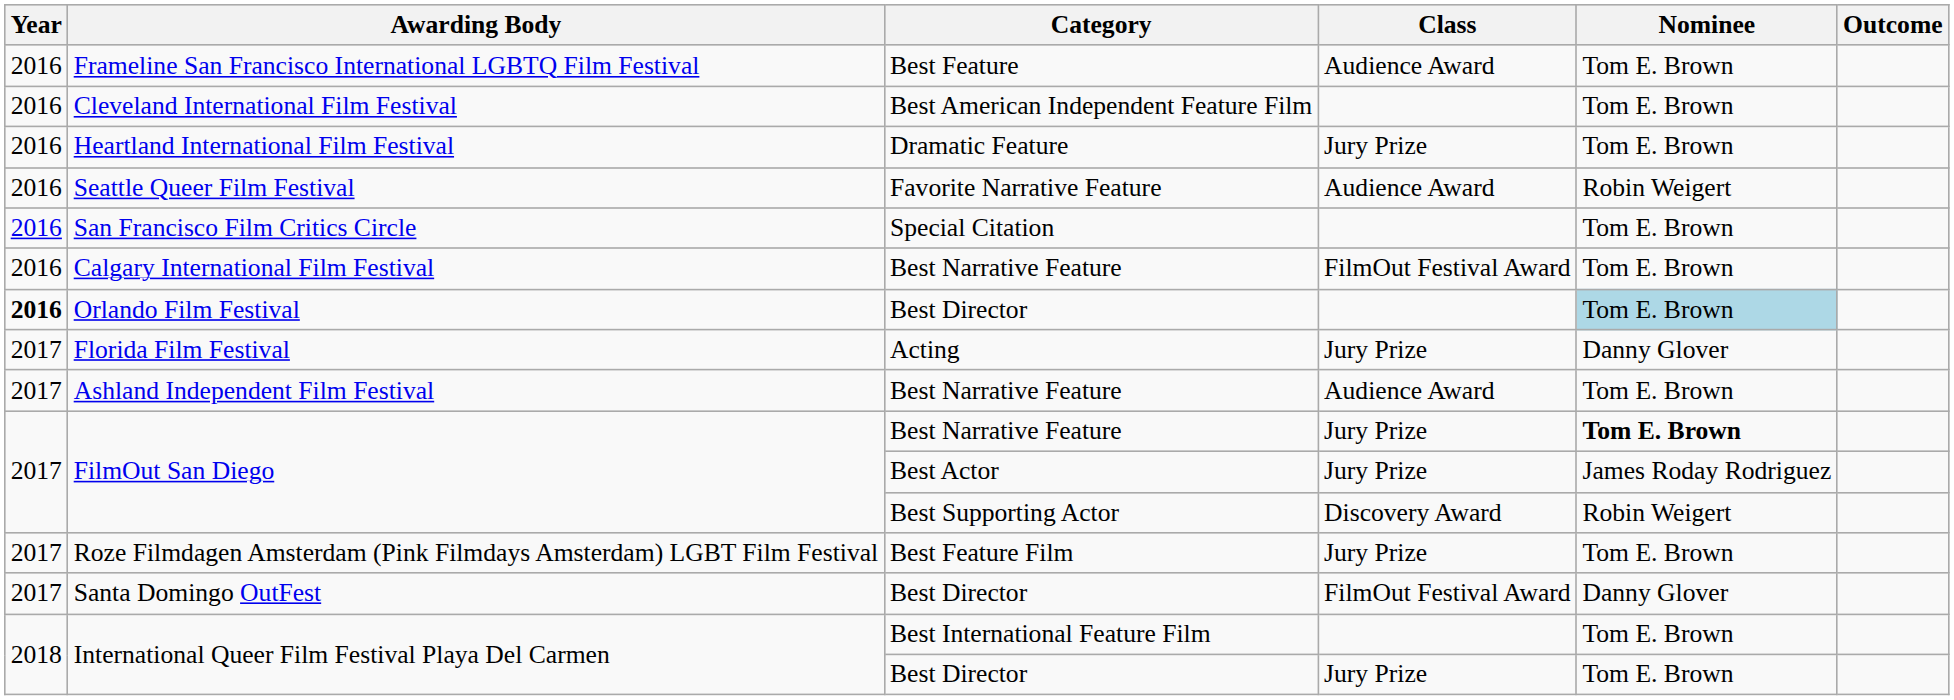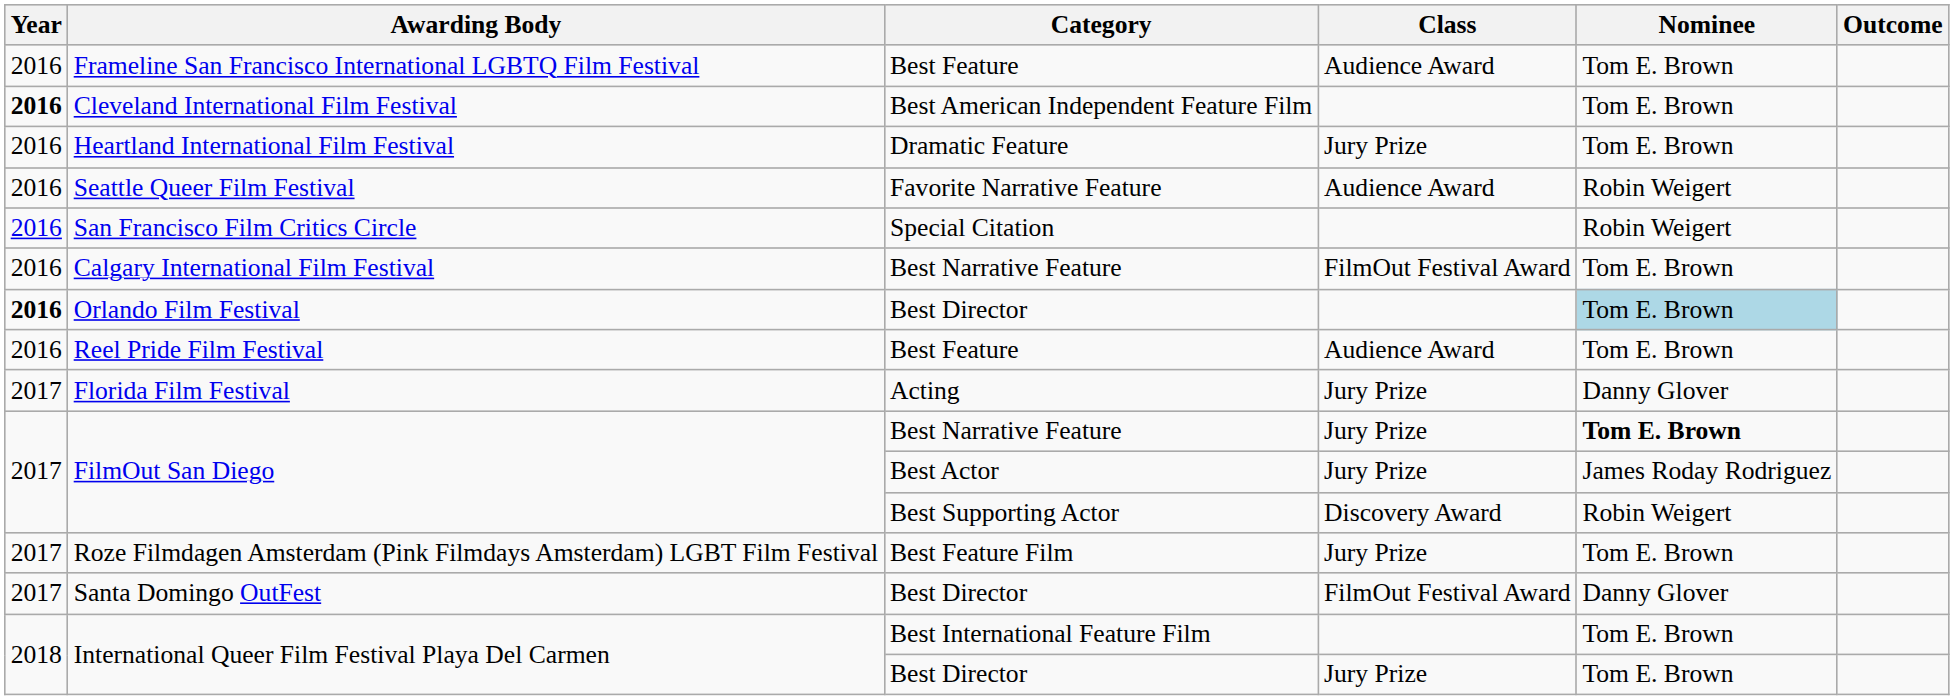(36, 106) normal -> (36, 106) bold
(1658, 227) Tom E. Brown -> (1657, 227) Robin Weigert
+ row: (199, 349)
- row: (254, 390)
